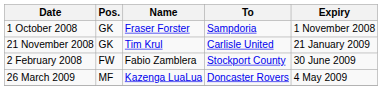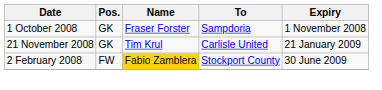(161, 61) no background -> (161, 61) gold background
- row: (41, 77)
